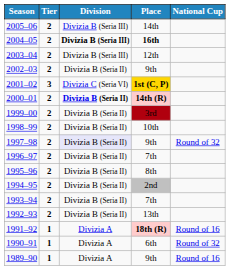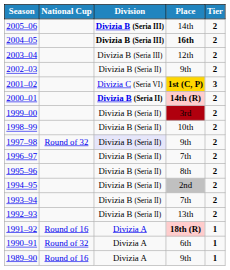columns swapped: (49, 12) <-> (198, 12)
(95, 26) normal -> (130, 26) bold
